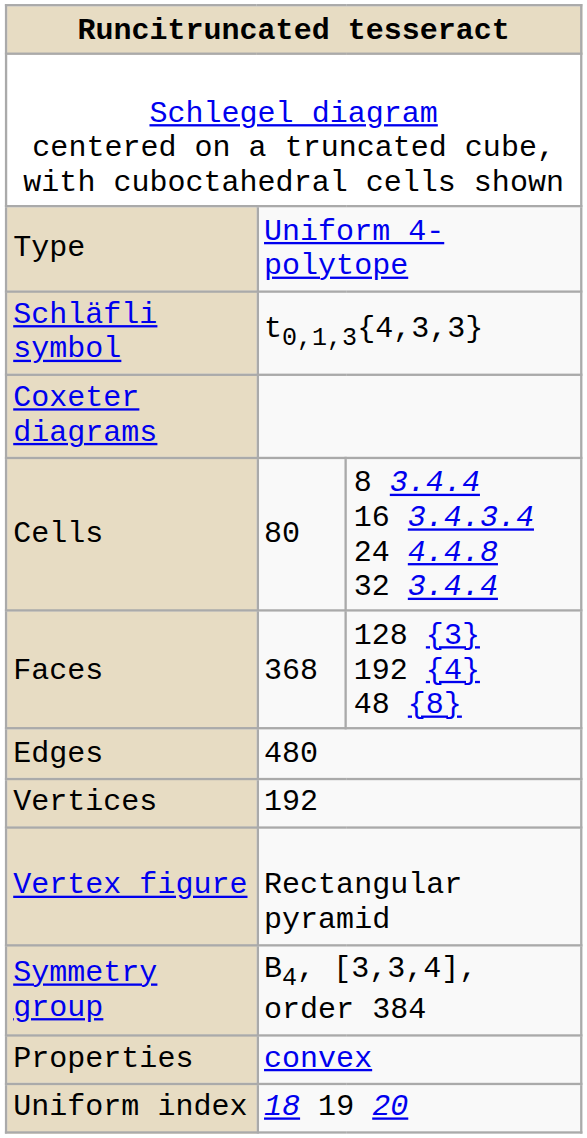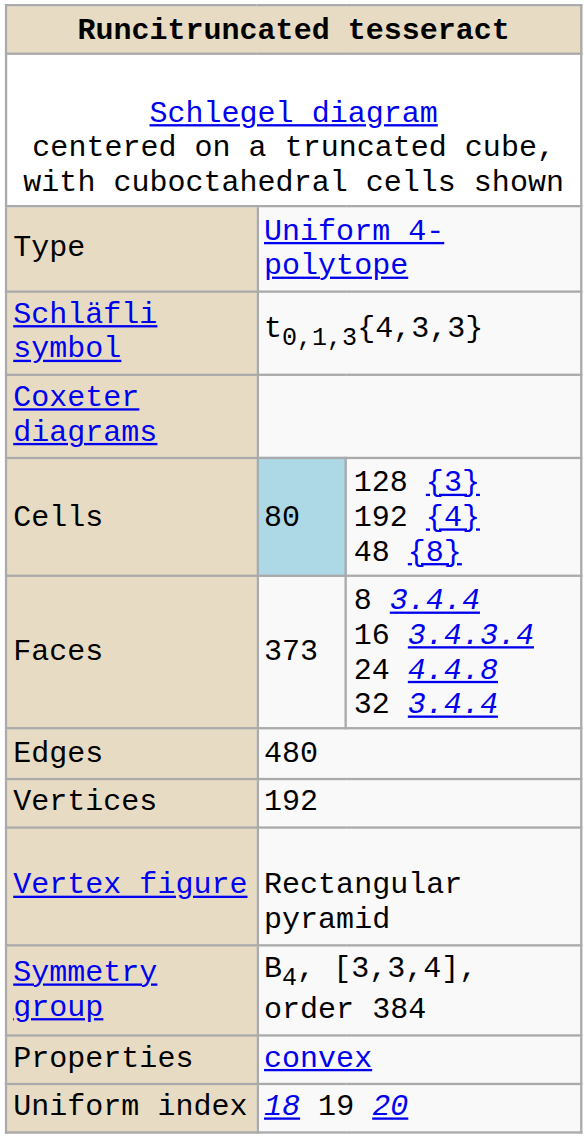(282, 534) no background -> (282, 517) lightblue background
(444, 534) 8 3.4.4 16 3.4.3.4 24 4.4.8 32 3.4.4 -> (417, 517) 128 {3} 192 {4} 48 {8}
(291, 670) 368 -> (291, 652) 373
(417, 670) 128 {3} 192 {4} 48 {8} -> (444, 652) 8 3.4.4 16 3.4.3.4 24 4.4.8 32 3.4.4
